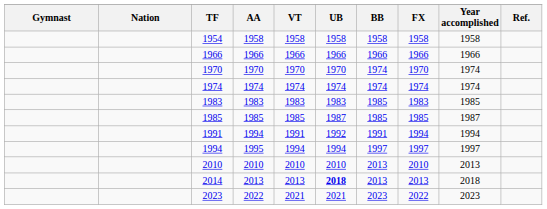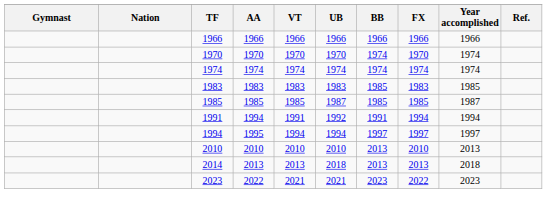- row: (212, 39)
(336, 180) bold -> (336, 165) normal
